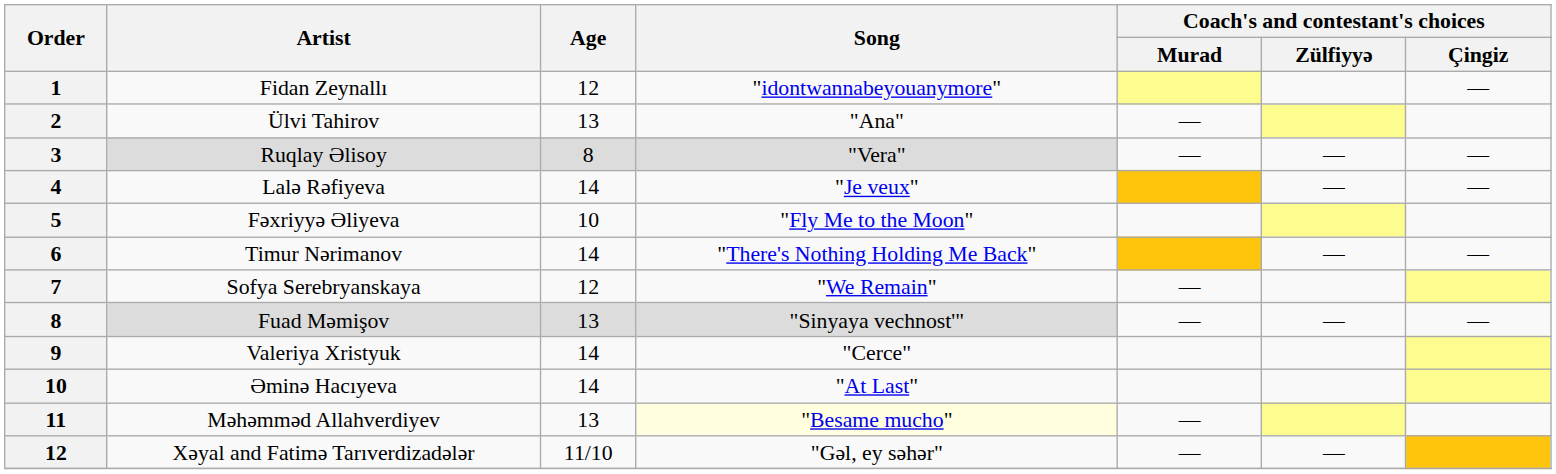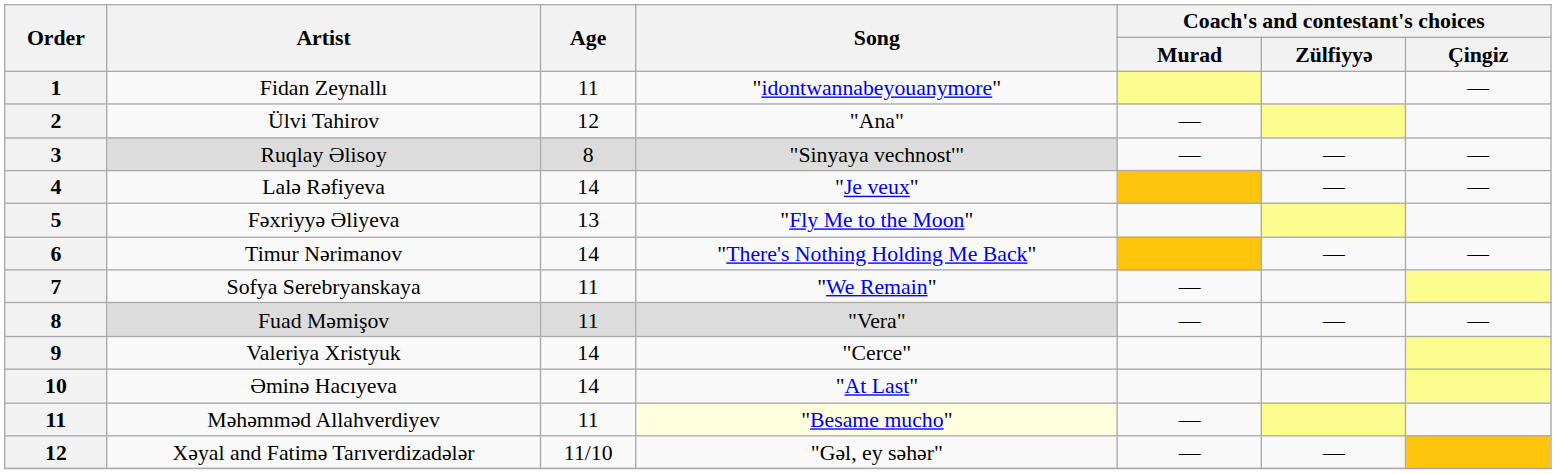(588, 88) 12 -> (588, 88) 11
(588, 121) 13 -> (588, 121) 12
(877, 154) "Vera" -> (877, 154) "Sinyaya vechnost'"
(588, 220) 10 -> (588, 220) 13
(588, 286) 12 -> (588, 286) 11
(588, 320) 13 -> (588, 320) 11
(877, 320) "Sinyaya vechnost'" -> (877, 320) "Vera"
(588, 419) 13 -> (588, 419) 11
